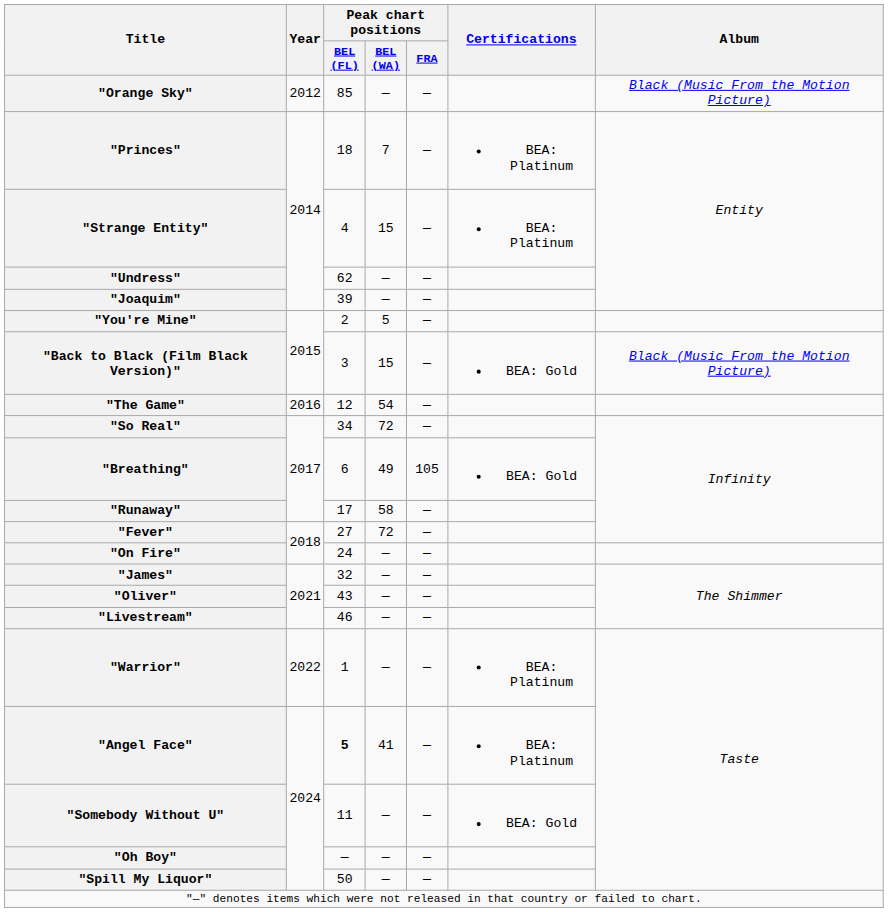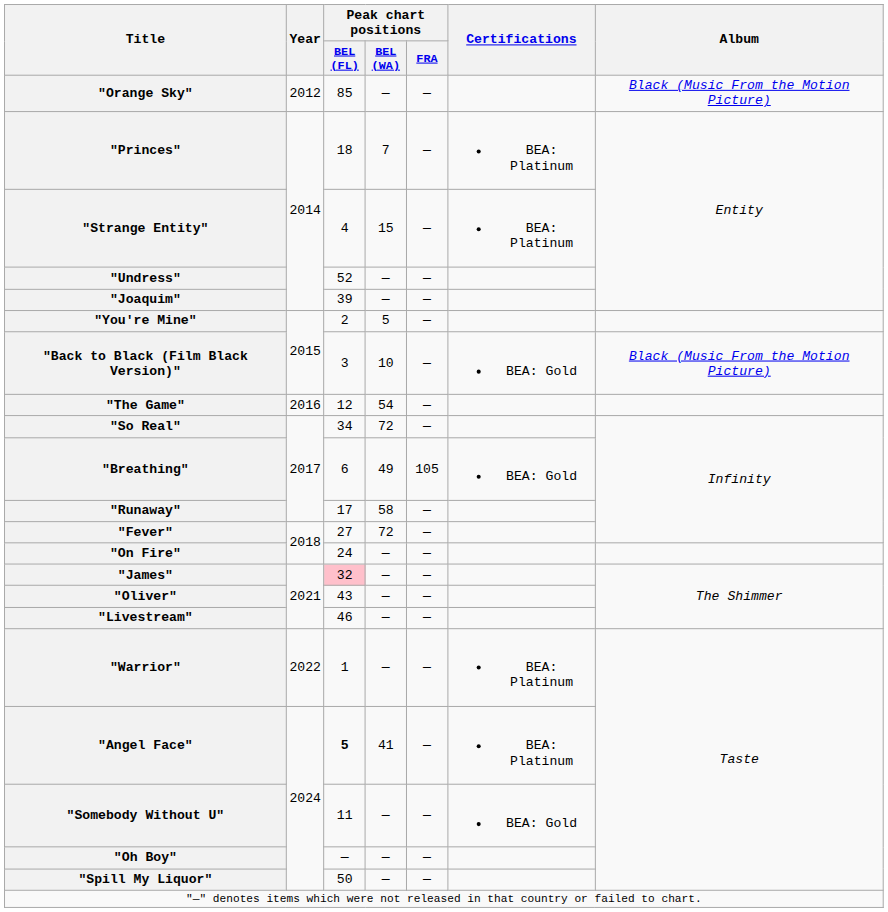(345, 278) 62 -> (345, 278) 52
(386, 363) 15 -> (386, 363) 10
(345, 575) no background -> (345, 575) pink background
